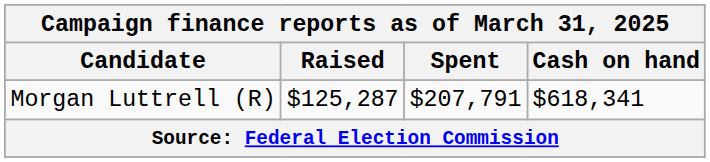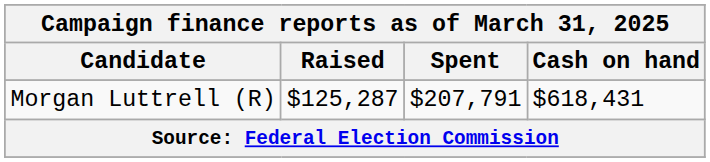(588, 100) $618,341 -> (588, 100) $618,431
